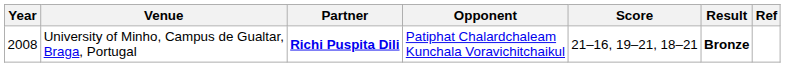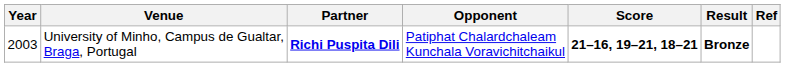(22, 44) 2008 -> (22, 44) 2003
(635, 44) normal -> (635, 44) bold
